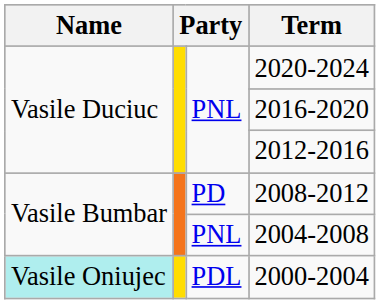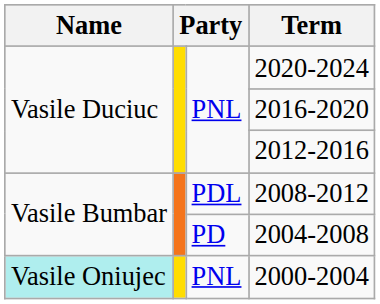(208, 192) PD -> (217, 192) PDL
(217, 234) PNL -> (208, 234) PD
(217, 276) PDL -> (217, 276) PNL
